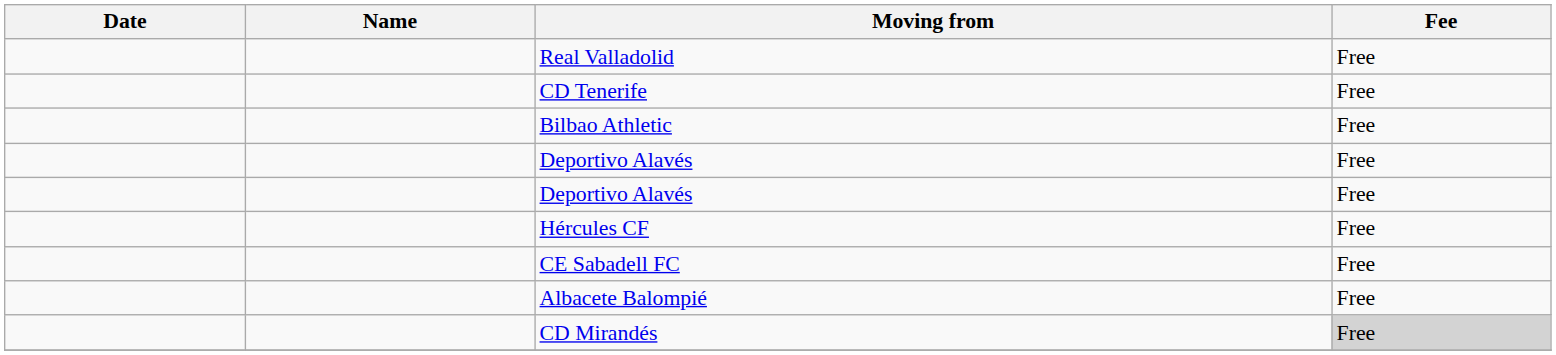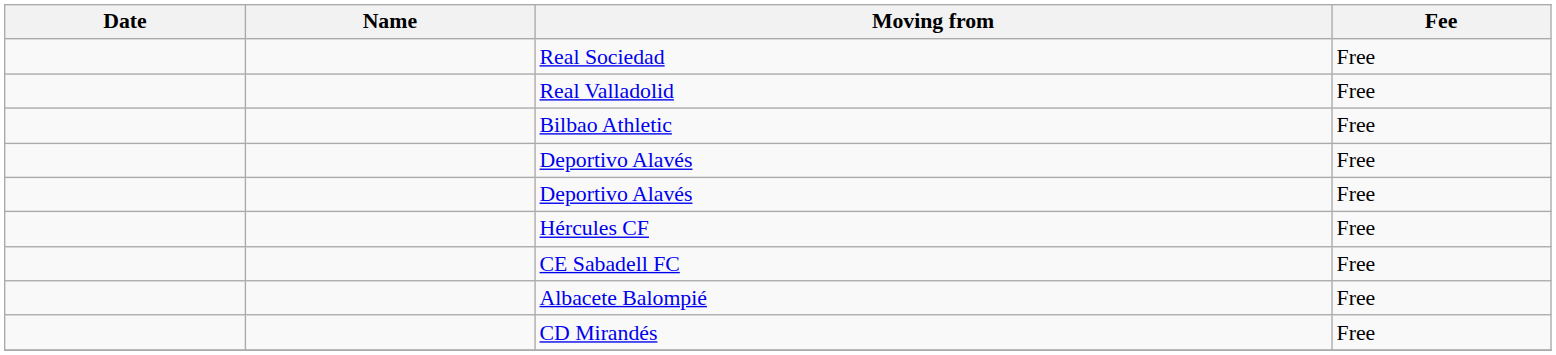+ row: (125, 56)
- row: (125, 91)
(1356, 332) lightgrey background -> (1356, 332) no background
